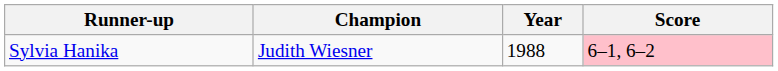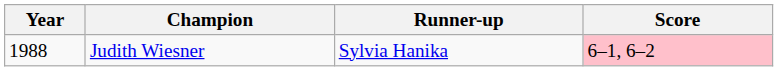columns swapped: (543, 19) <-> (129, 19)
